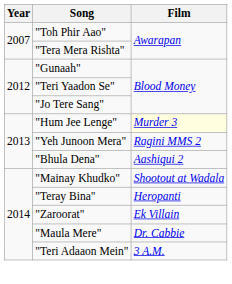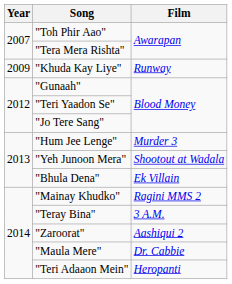+ row: (78, 68)
(155, 123) lightyellow background -> (155, 141) no background
(167, 141) Ragini MMS 2 -> (179, 159) Shootout at Wadala
(159, 159) Aashiqui 2 -> (157, 178) Ek Villain
(179, 178) Shootout at Wadala -> (167, 196) Ragini MMS 2
(157, 196) Heropanti -> (149, 214) 3 A.M.
(157, 214) Ek Villain -> (159, 232) Aashiqui 2
(149, 251) 3 A.M. -> (157, 269) Heropanti
